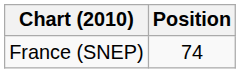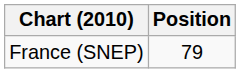(192, 51) 74 -> (192, 51) 79
